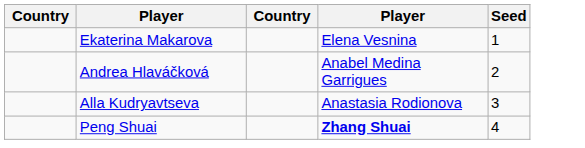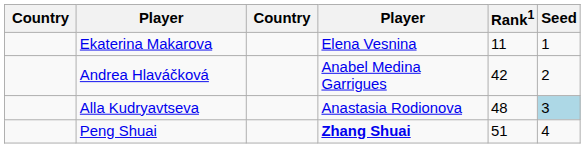+ column: (513, 18)
(495, 103) no background -> (545, 107) lightblue background
